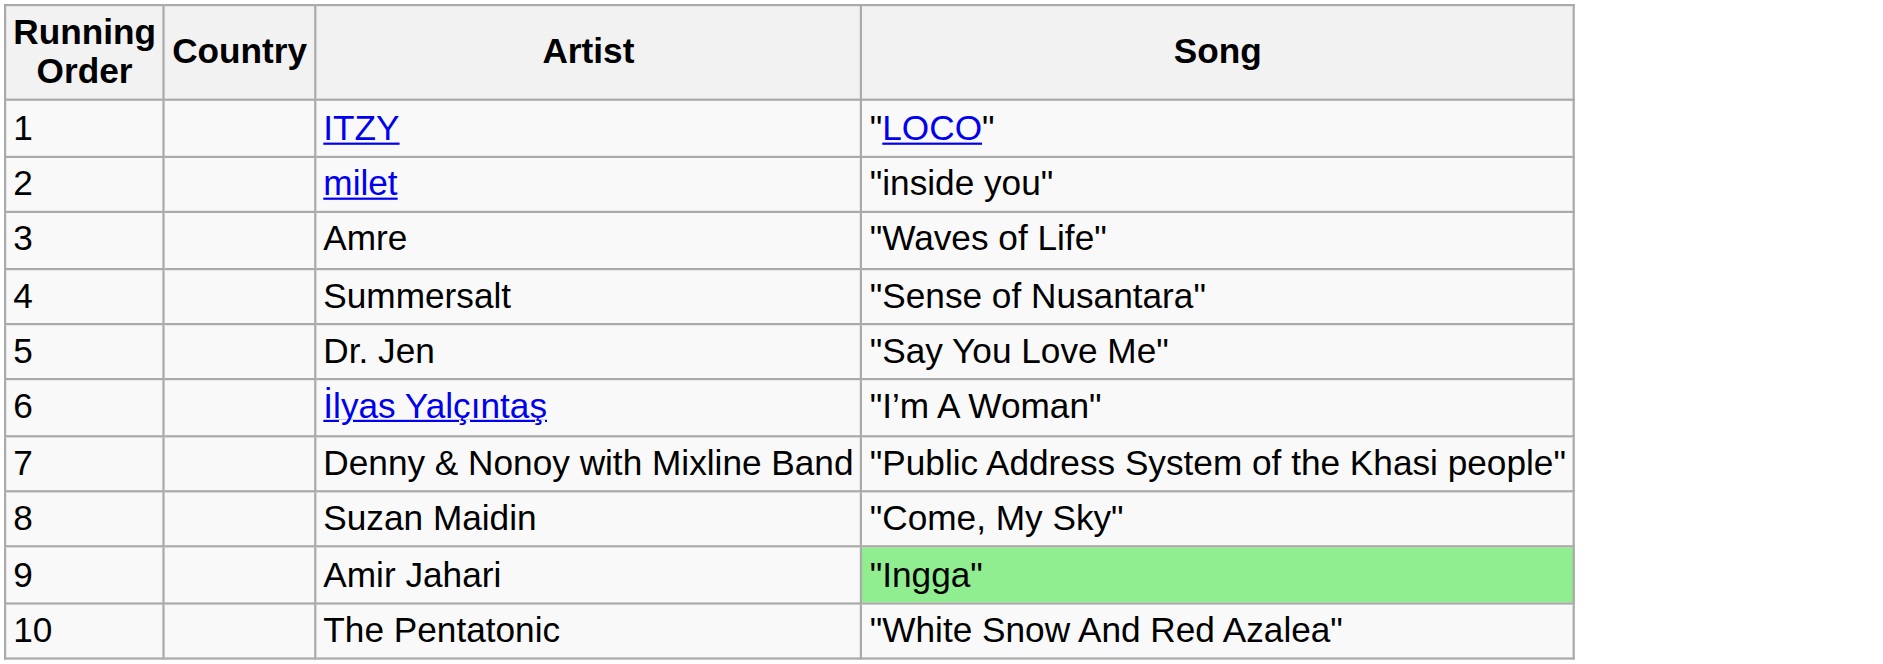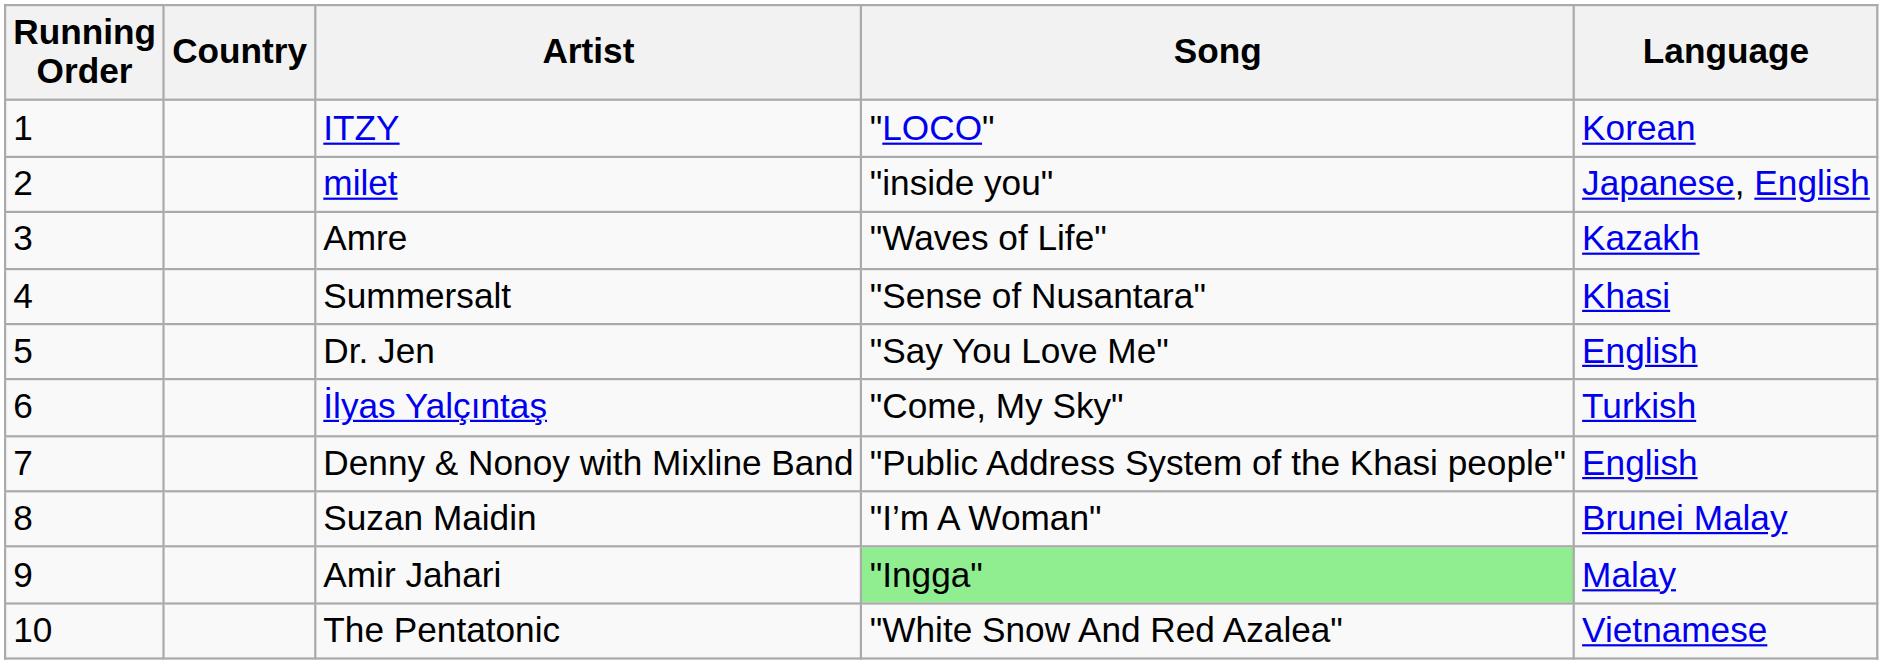+ column: (1726, 52)
(986, 406) "I’m A Woman" -> (997, 406) "Come, My Sky"
(997, 518) "Come, My Sky" -> (986, 518) "I’m A Woman"
